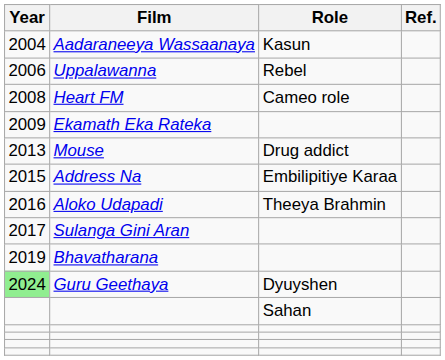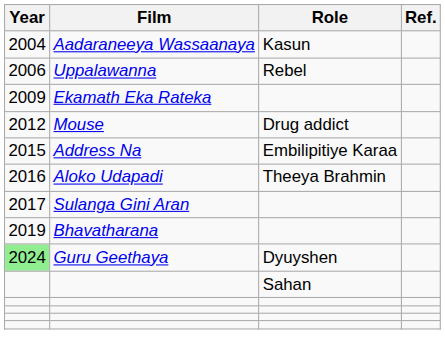- row: (89, 97)
(27, 151) 2013 -> (27, 124) 2012
